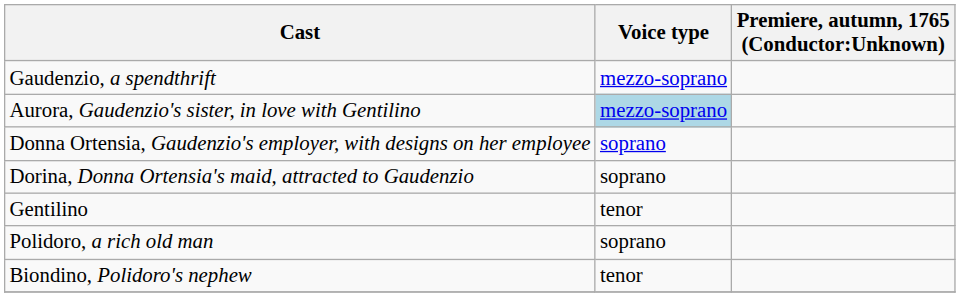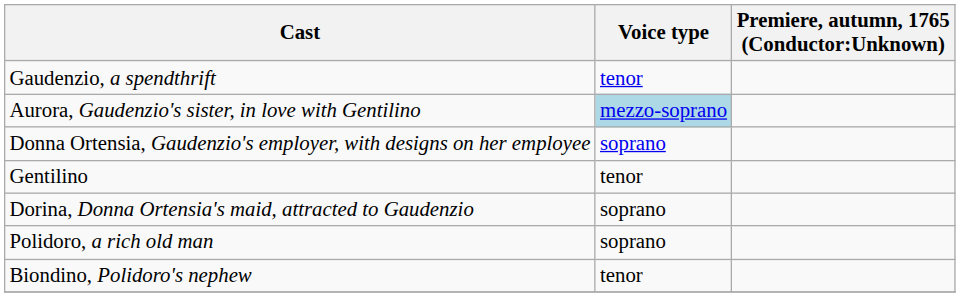(664, 77) mezzo-soprano -> (621, 77) tenor
rows swapped: (242, 176) <-> (49, 209)
